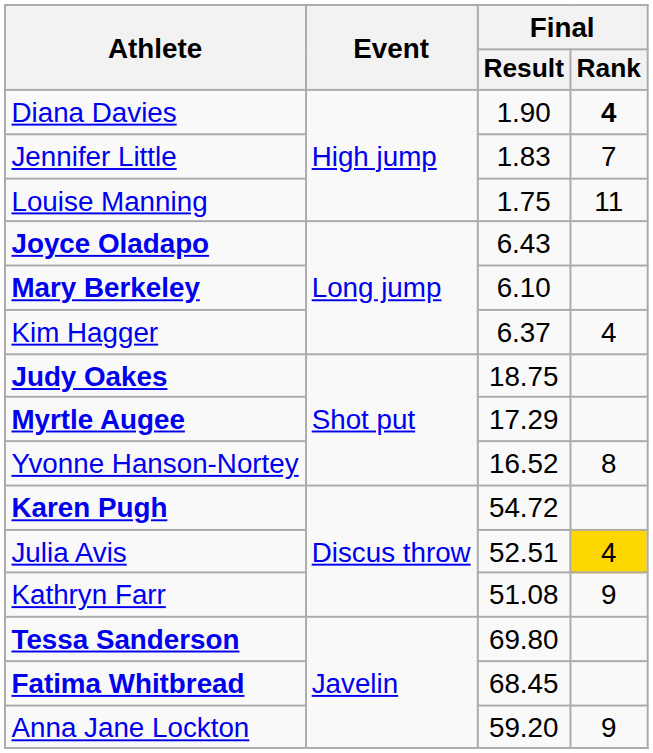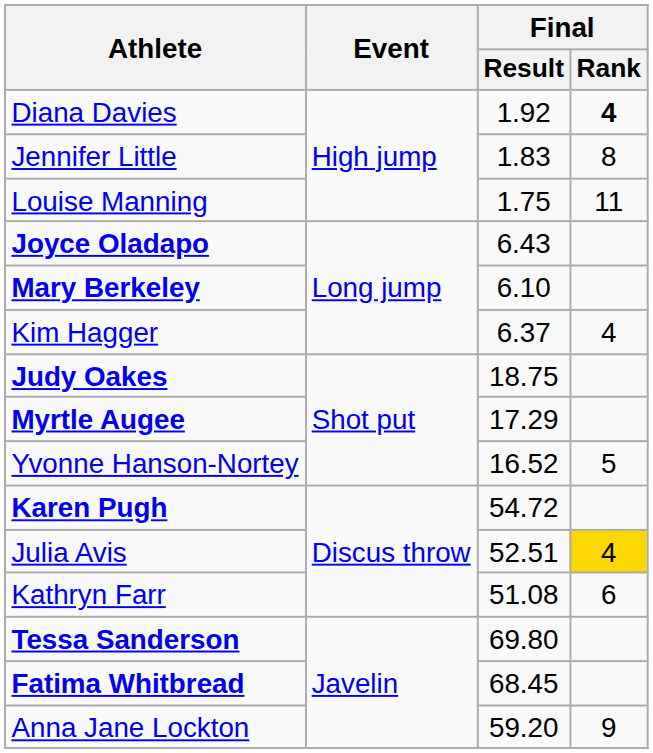(524, 113) 1.90 -> (524, 113) 1.92
(609, 157) 7 -> (609, 157) 8
(609, 464) 8 -> (609, 464) 5
(609, 596) 9 -> (609, 596) 6
